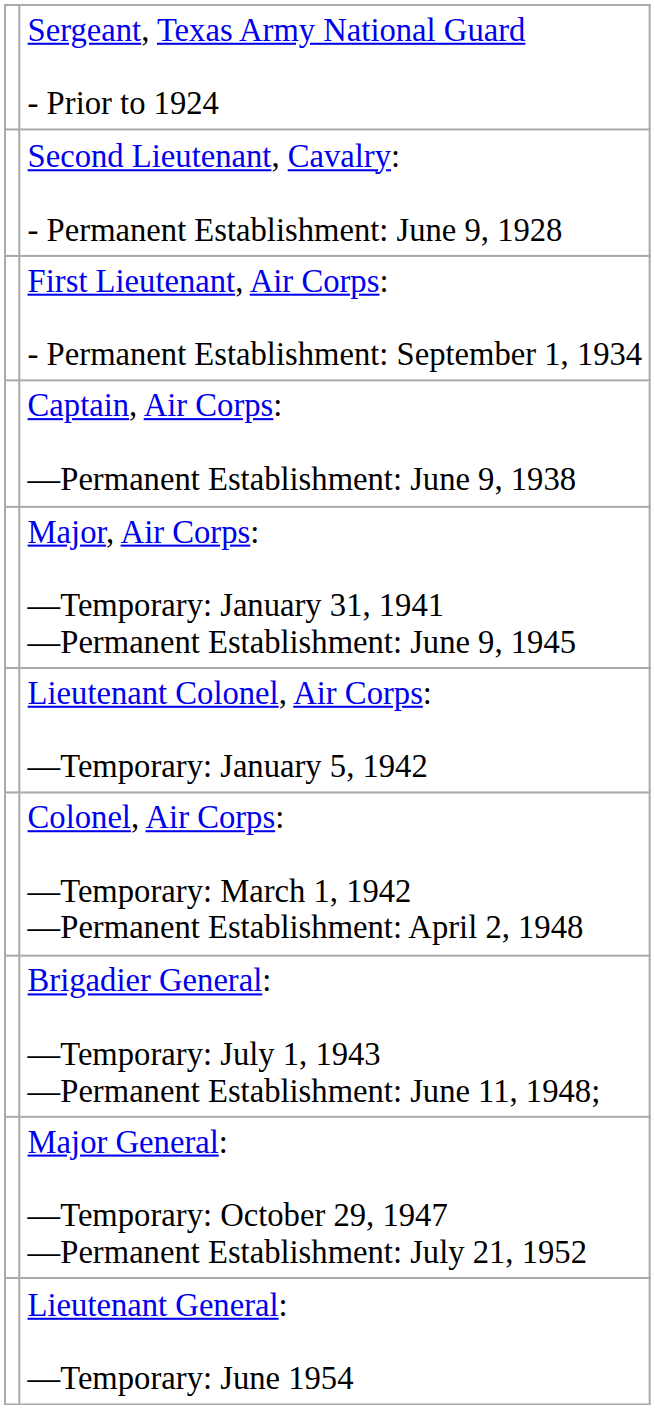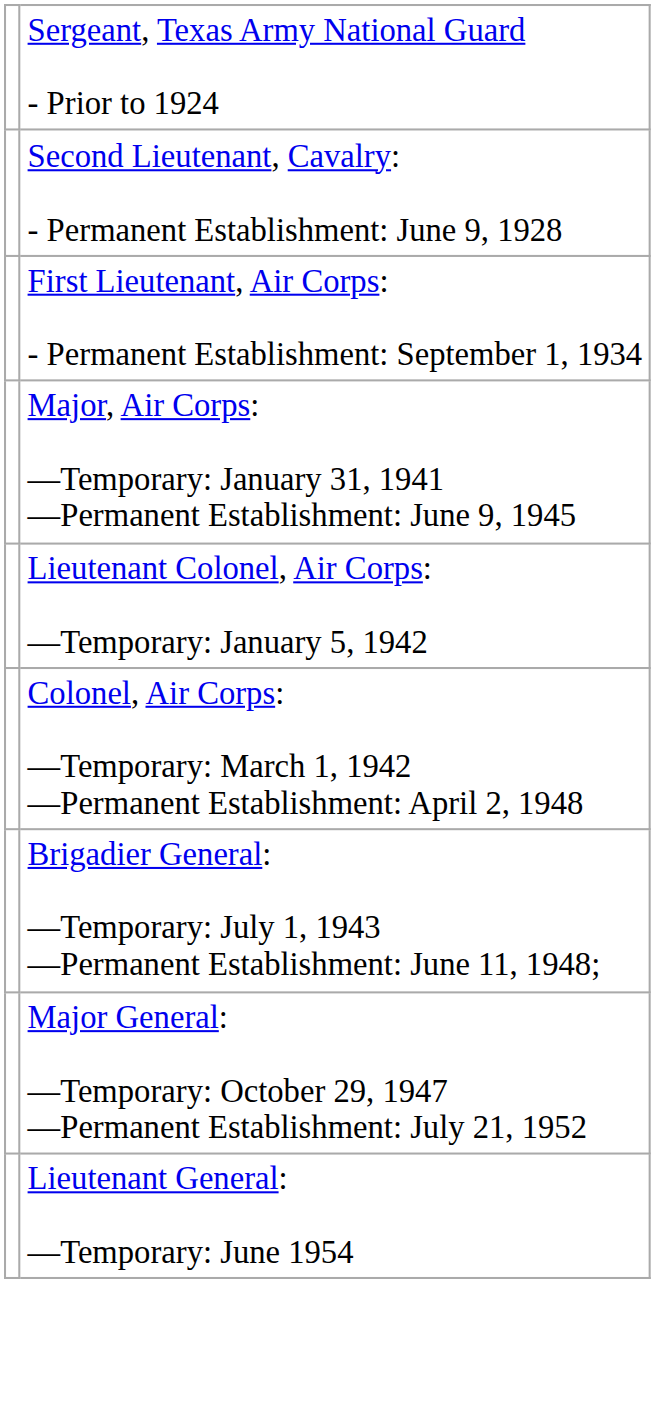- row: (302, 442)
